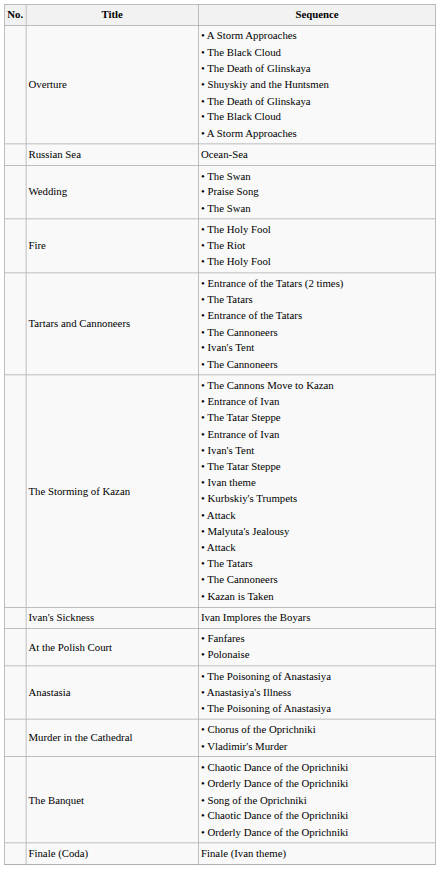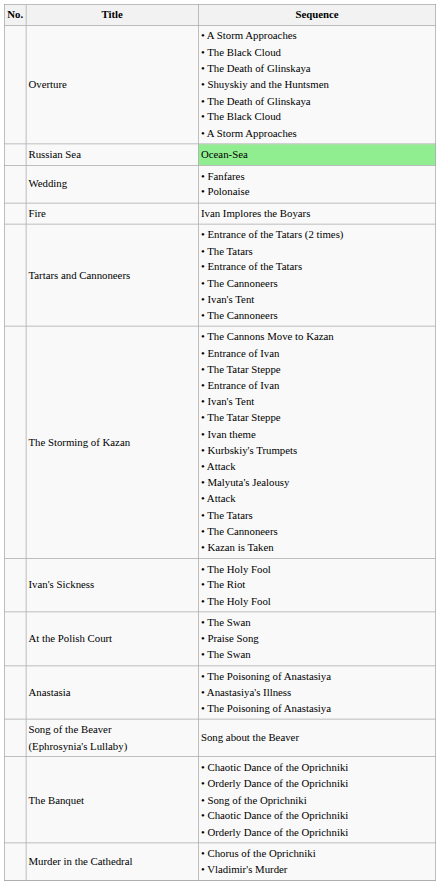(224, 155) no background -> (224, 155) lightgreen background
(230, 192) • The Swan • Praise Song • The Swan -> (225, 184) • Fanfares • Polonaise
(236, 246) • The Holy Fool • The Riot • The Holy Fool -> (256, 213) Ivan Implores the Boyars
(256, 617) Ivan Implores the Boyars -> (236, 585) • The Holy Fool • The Riot • The Holy Fool
(225, 647) • Fanfares • Polonaise -> (230, 639) • The Swan • Praise Song • The Swan
+ row: (78, 738)
rows swapped: (56, 800) <-> (80, 738)
- row: (58, 853)
